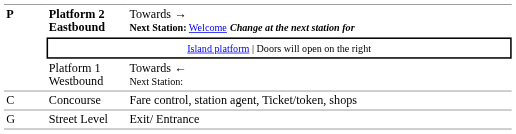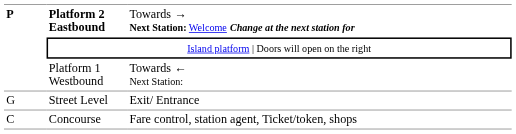rows swapped: (75, 100) <-> (78, 119)
